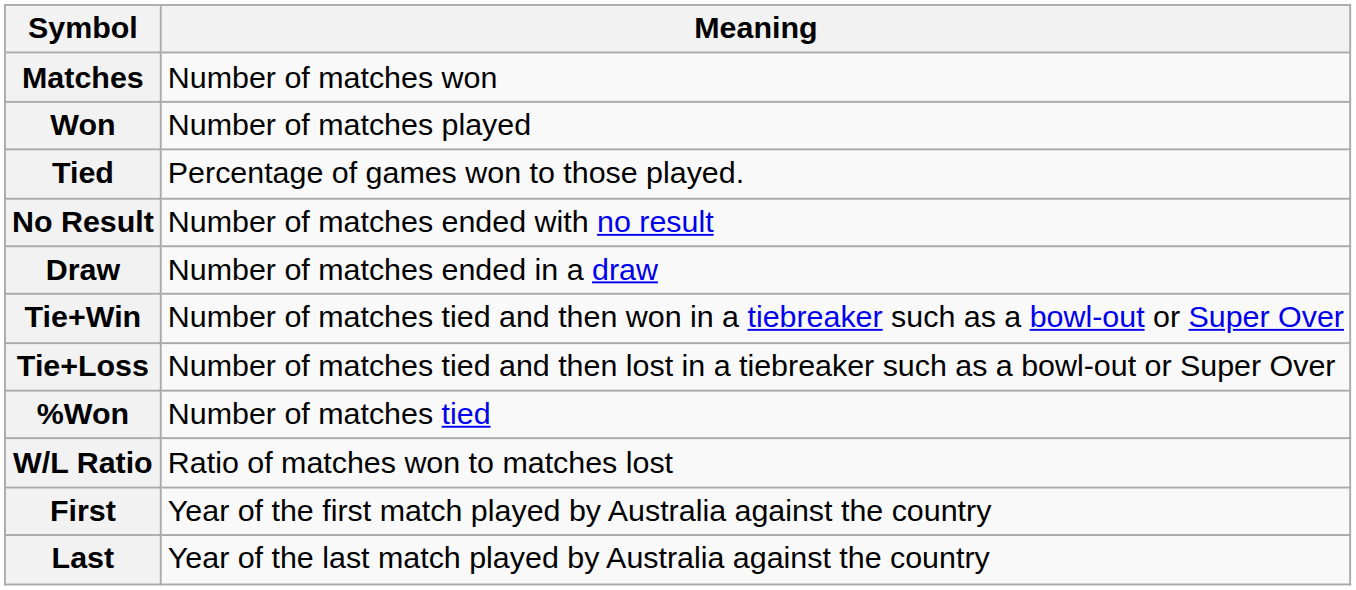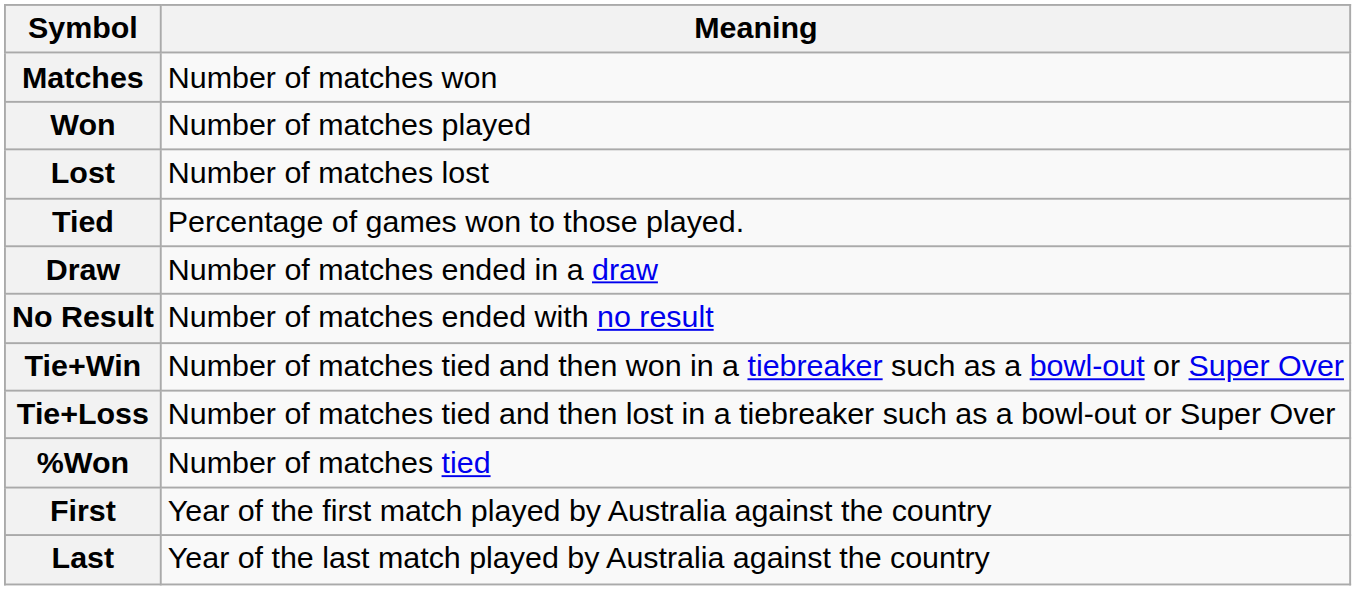+ row: (83, 173)
rows swapped: (83, 269) <-> (83, 221)
- row: (83, 462)
